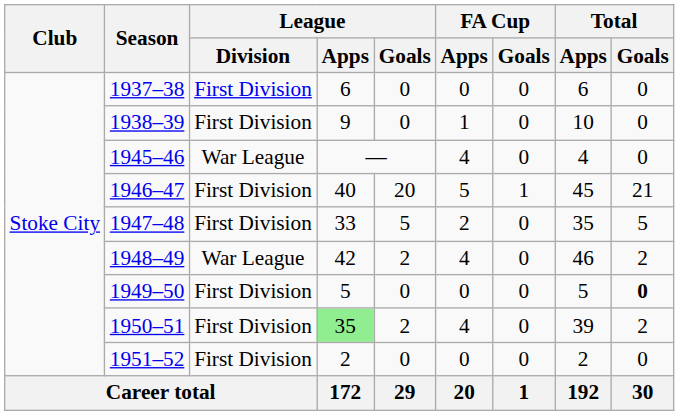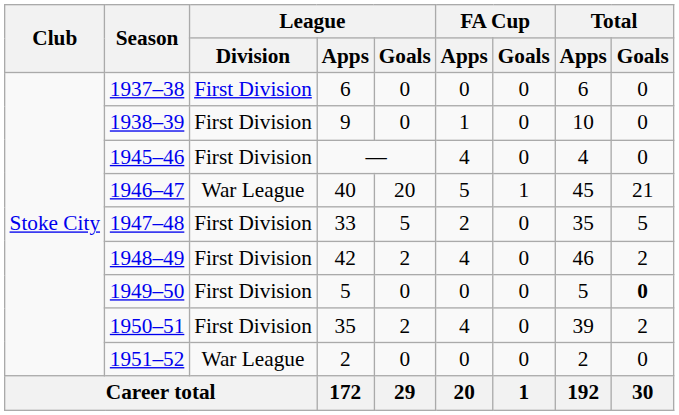(253, 156) War League -> (253, 156) First Division
(253, 190) First Division -> (253, 190) War League
(253, 257) War League -> (253, 257) First Division
(345, 325) lightgreen background -> (345, 325) no background
(253, 358) First Division -> (253, 358) War League
